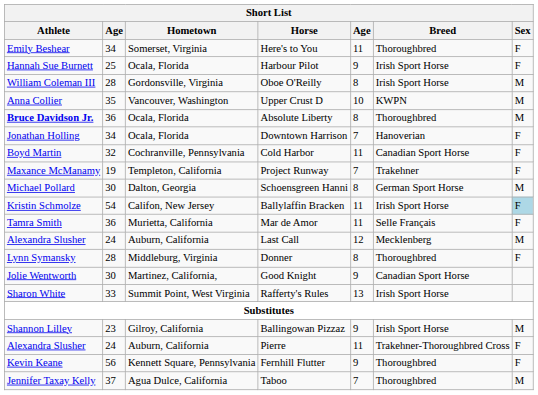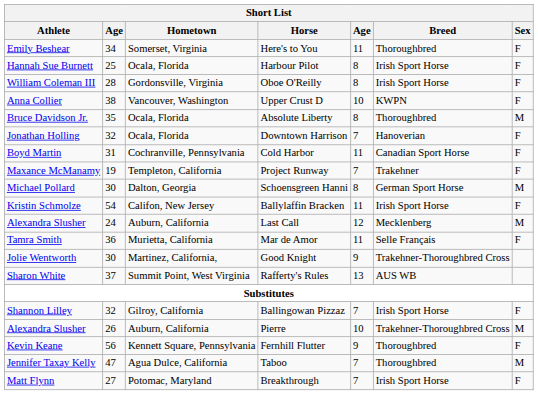(356, 65) 9 -> (356, 65) 8
(519, 82) M -> (518, 82) F
(111, 100) 35 -> (111, 100) 38
(519, 100) M -> (518, 100) F
(50, 117) bold -> (47, 117) normal
(111, 117) 36 -> (111, 117) 35
(111, 135) 34 -> (111, 135) 32
(111, 152) 32 -> (111, 152) 31
(518, 205) lightblue background -> (518, 205) no background
rows swapped: (280, 240) <-> (289, 222)
- row: (276, 257)
(422, 275) Canadian Sport Horse -> (443, 257) Trakehner-Thoroughbred Cross
(111, 292) 33 -> (111, 275) 37
(412, 292) Irish Sport Horse -> (396, 275) AUS WB
(111, 327) 23 -> (111, 310) 32
(356, 327) 9 -> (356, 310) 7
(519, 327) M -> (518, 310) F
(111, 345) 24 -> (111, 327) 26
(358, 345) 11 -> (358, 327) 10
(518, 345) F -> (519, 327) M
(111, 380) 37 -> (111, 362) 47
+ row: (290, 380)
